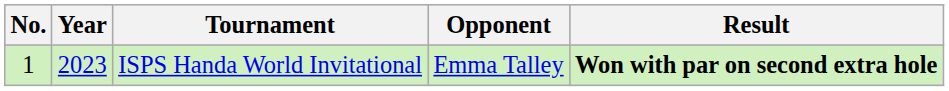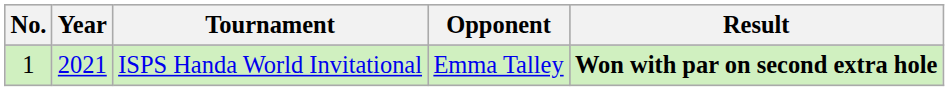(82, 65) 2023 -> (82, 65) 2021
